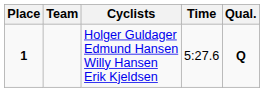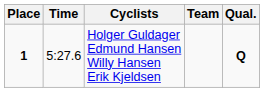columns swapped: (62, 14) <-> (202, 14)
